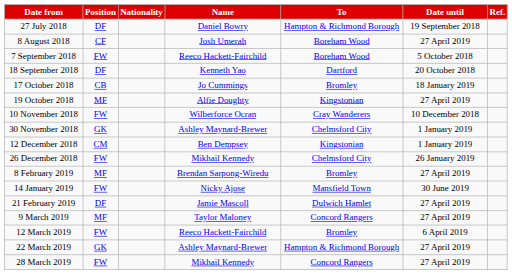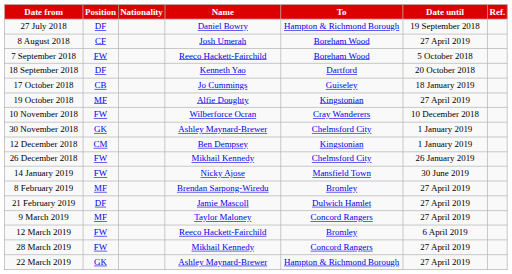(342, 85) Bromley -> (342, 85) Guiseley
rows swapped: (44, 188) <-> (44, 174)
rows swapped: (44, 247) <-> (44, 262)
